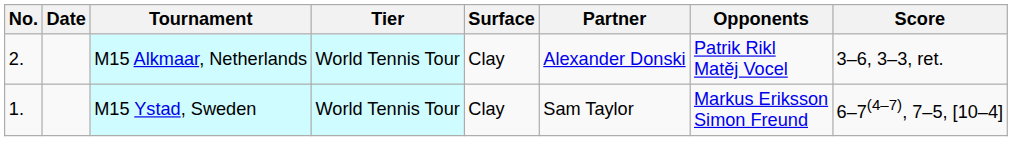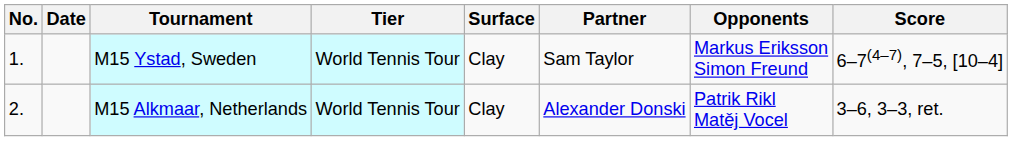rows swapped: (175, 109) <-> (201, 58)
